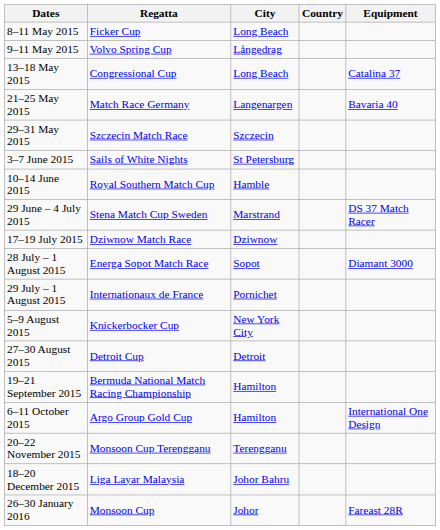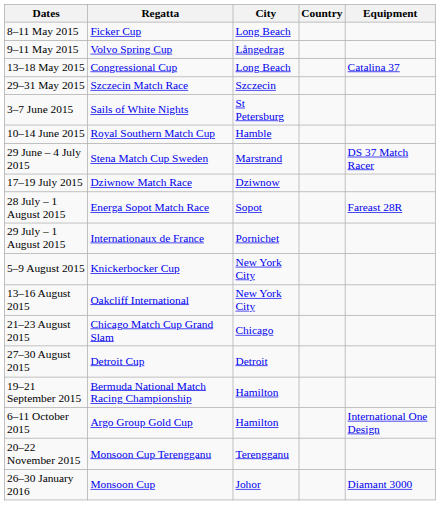- row: (33, 104)
(381, 263) Diamant 3000 -> (375, 207) Fareast 28R
+ row: (39, 299)
+ row: (39, 330)
- row: (43, 479)
(375, 510) Fareast 28R -> (380, 484) Diamant 3000
